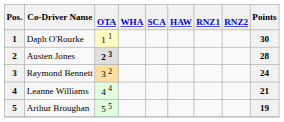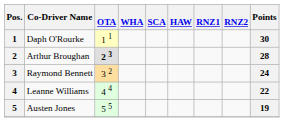(51, 55) Austen Jones -> (58, 55) Arthur Broughan
(265, 90) 21 -> (265, 90) 22
(58, 108) Arthur Broughan -> (51, 108) Austen Jones
